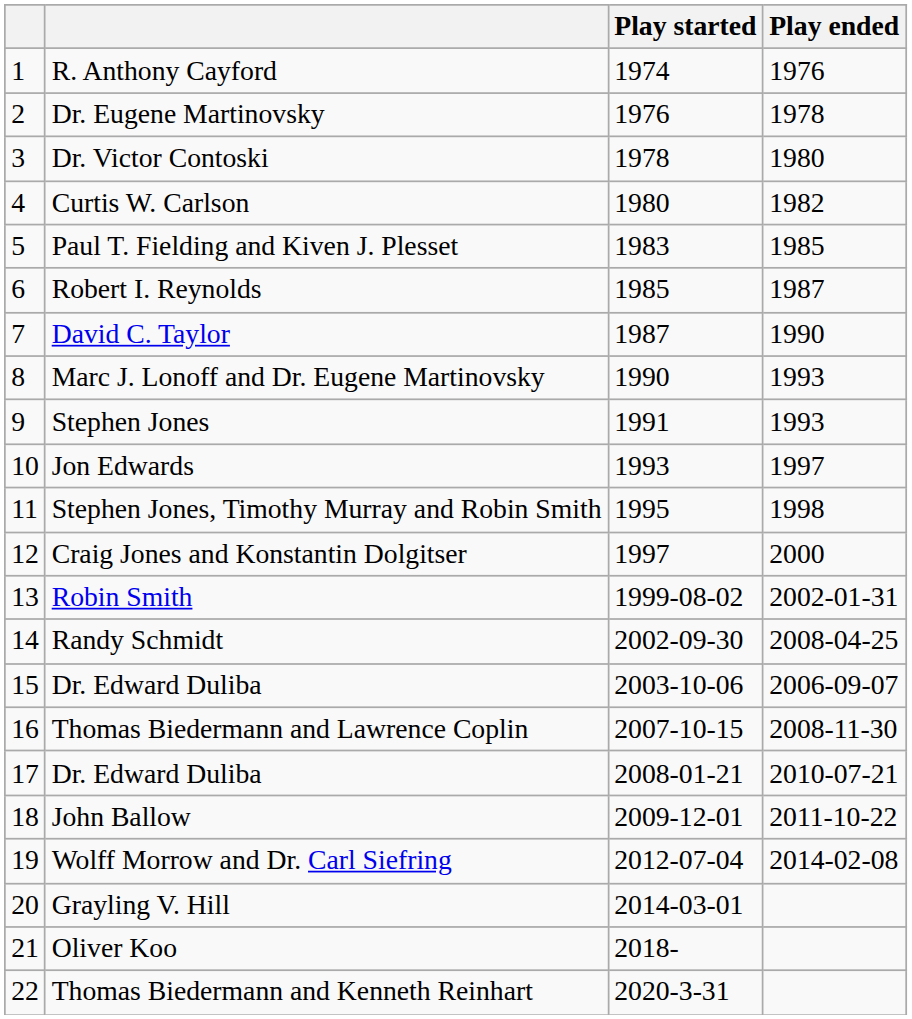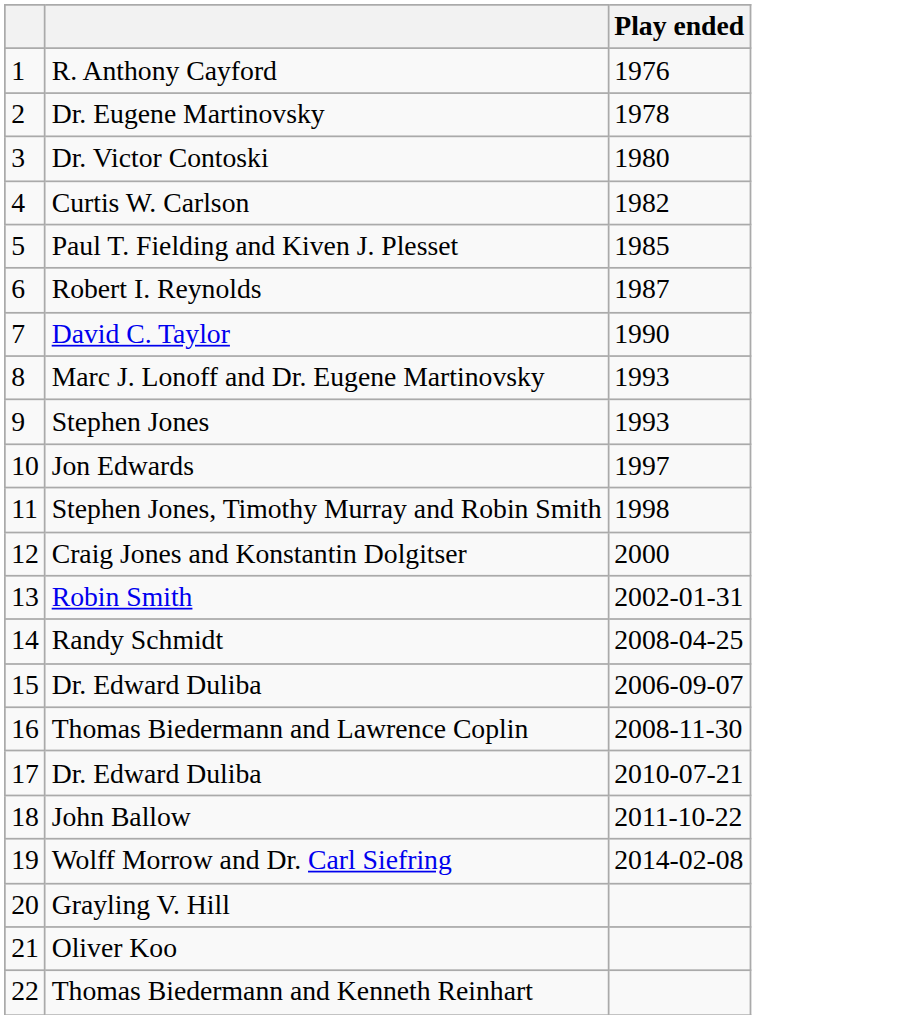- column: (685, 26)
